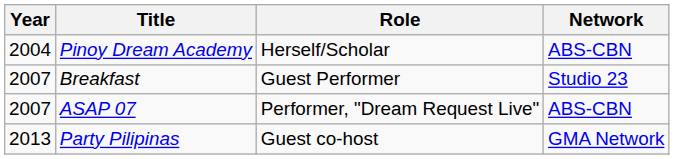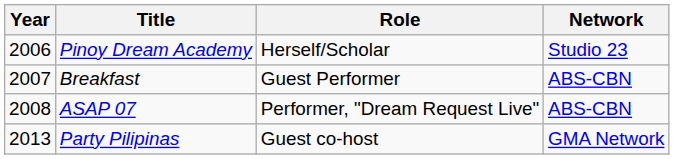(30, 50) 2004 -> (30, 50) 2006
(590, 50) ABS-CBN -> (588, 50) Studio 23
(588, 80) Studio 23 -> (590, 80) ABS-CBN
(30, 109) 2007 -> (30, 109) 2008
